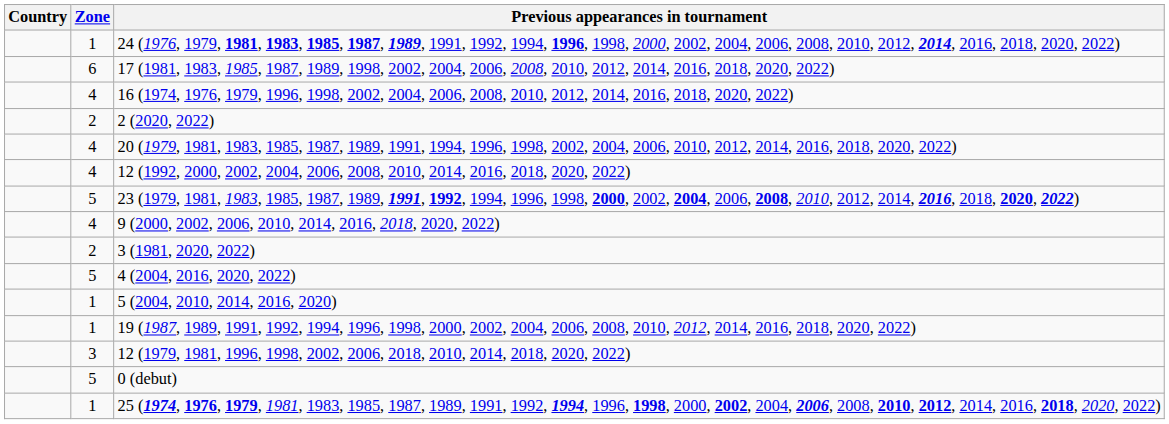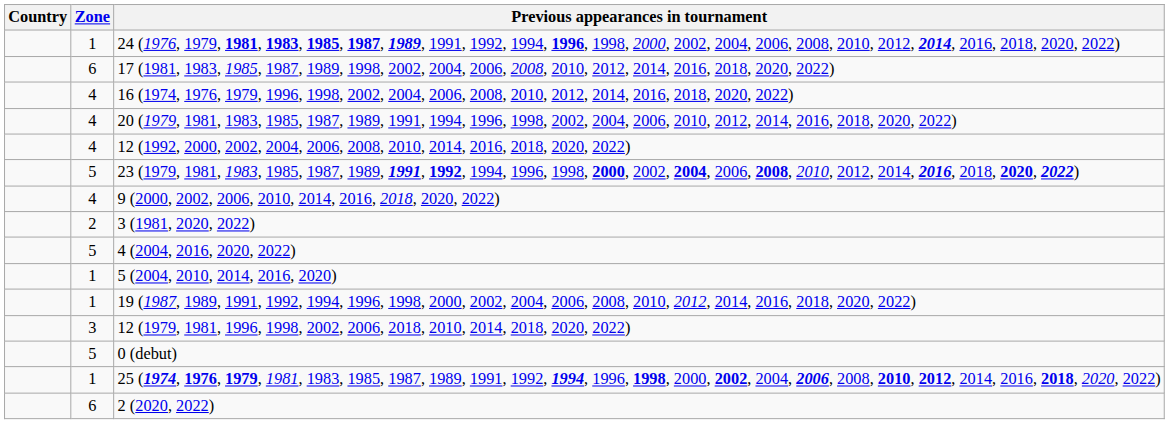- row: (92, 120)
+ row: (92, 405)
